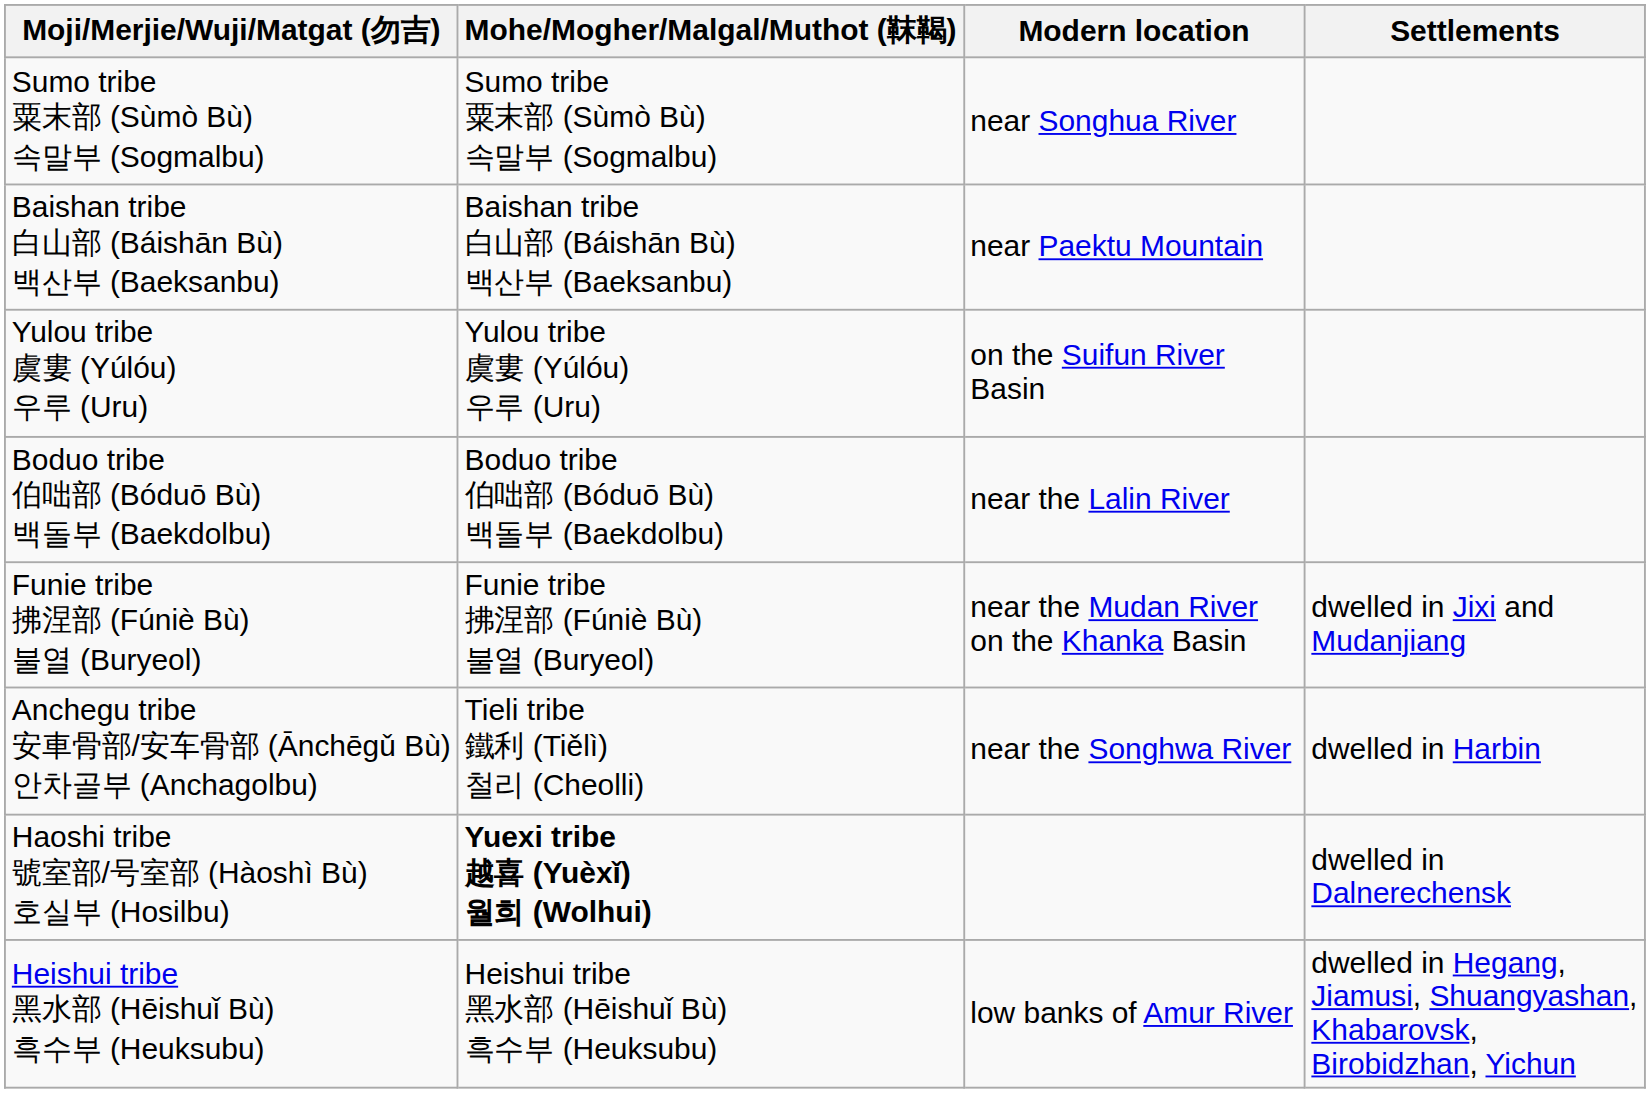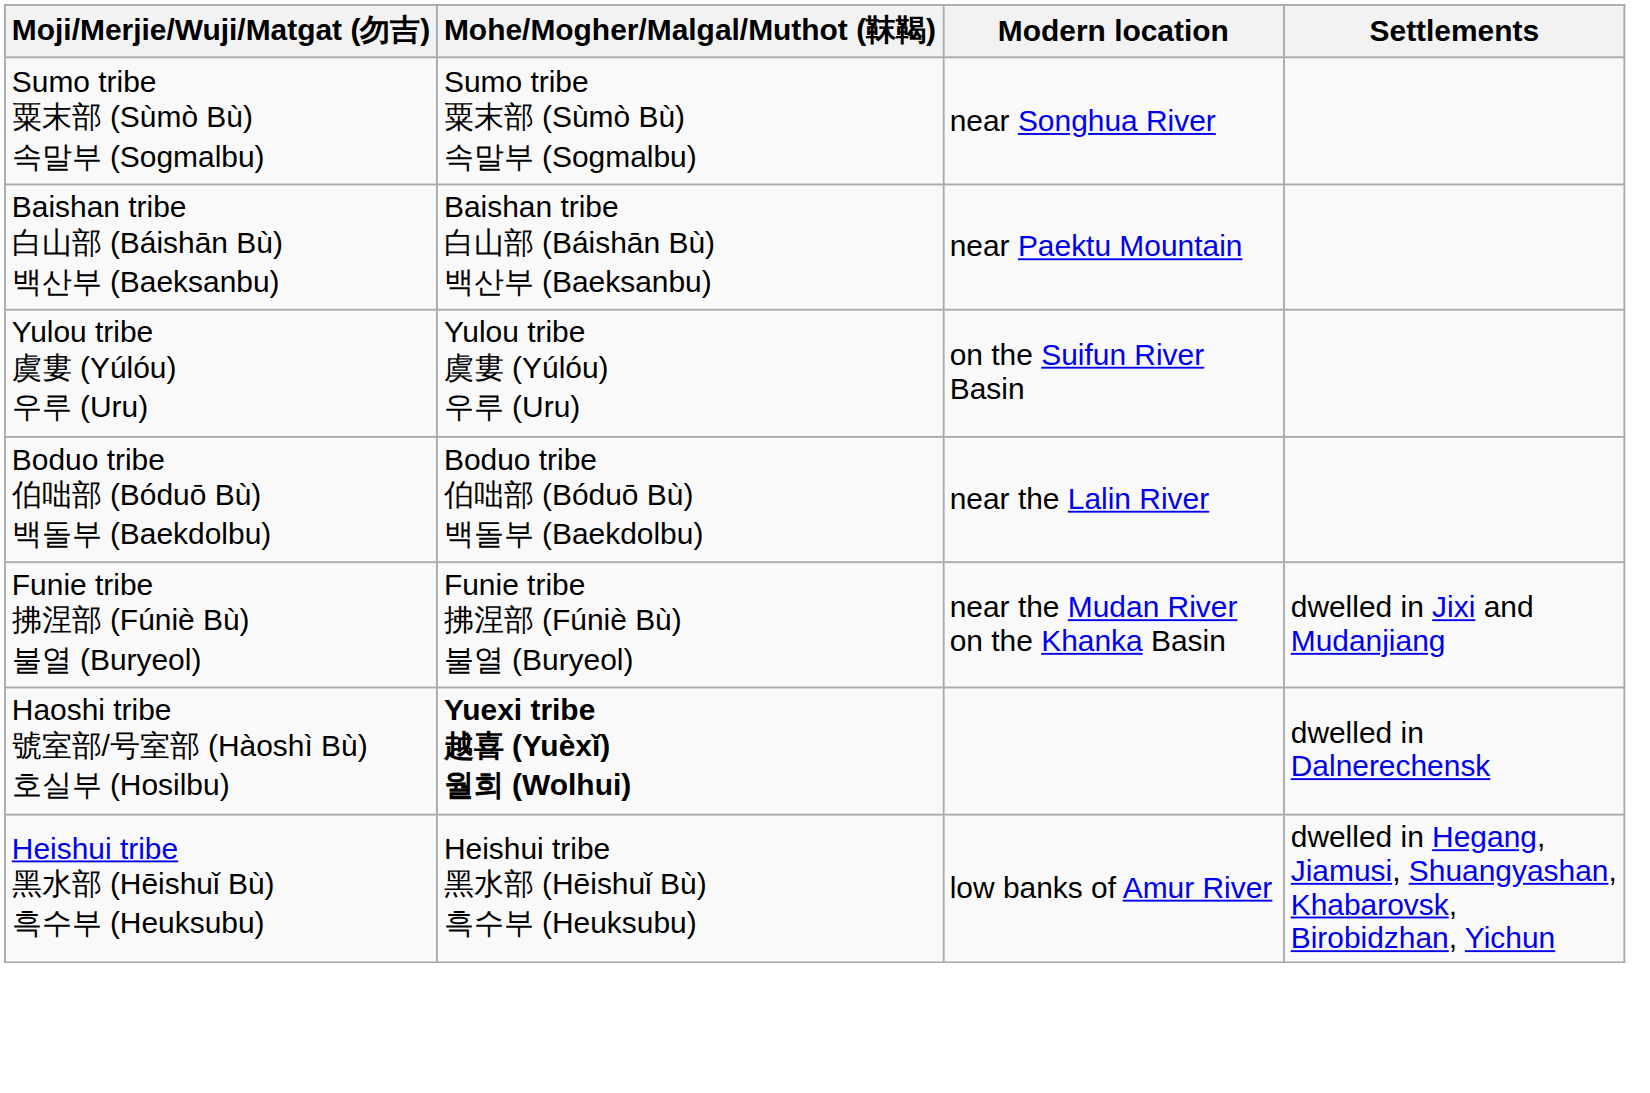- row: (231, 748)
